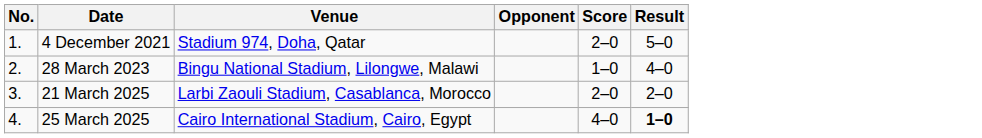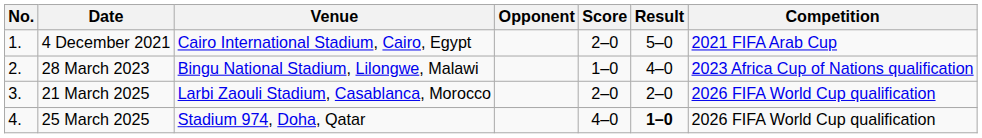+ column: (833, 17)
(272, 42) Stadium 974, Doha, Qatar -> (324, 42) Cairo International Stadium, Cairo, Egypt
(324, 119) Cairo International Stadium, Cairo, Egypt -> (272, 119) Stadium 974, Doha, Qatar
